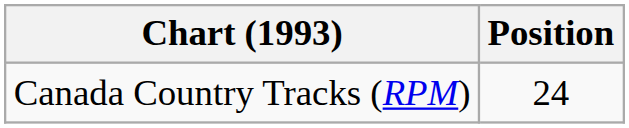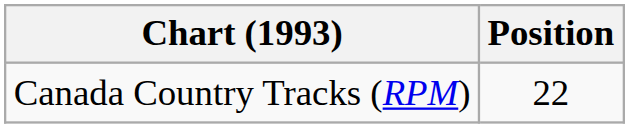(551, 92) 24 -> (551, 92) 22
